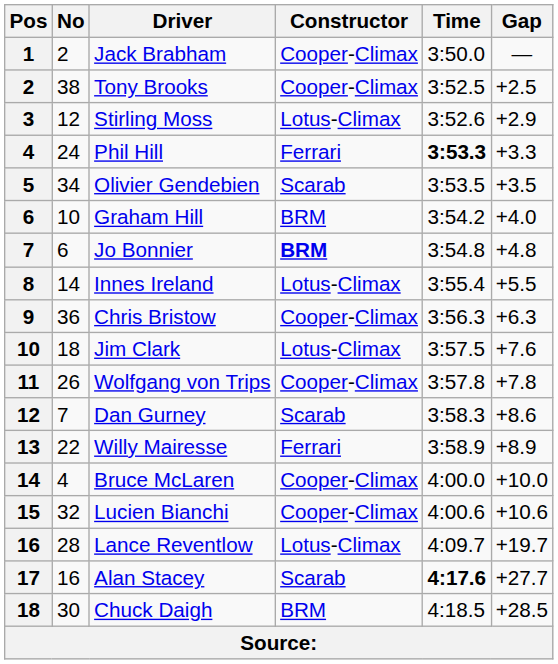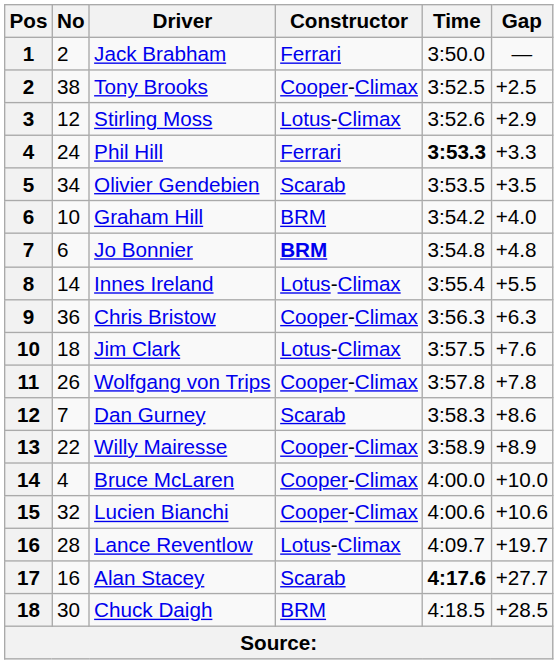(349, 54) Cooper-Climax -> (311, 54) Ferrari
(311, 447) Ferrari -> (349, 447) Cooper-Climax
